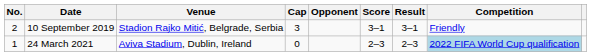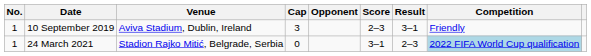(15, 28) 2 -> (15, 28) 1
(201, 28) Stadion Rajko Mitić, Belgrade, Serbia -> (185, 28) Aviva Stadium, Dublin, Ireland
(376, 28) 3–1 -> (376, 28) 2–3
(185, 43) Aviva Stadium, Dublin, Ireland -> (201, 43) Stadion Rajko Mitić, Belgrade, Serbia
(376, 43) 2–3 -> (376, 43) 3–1
